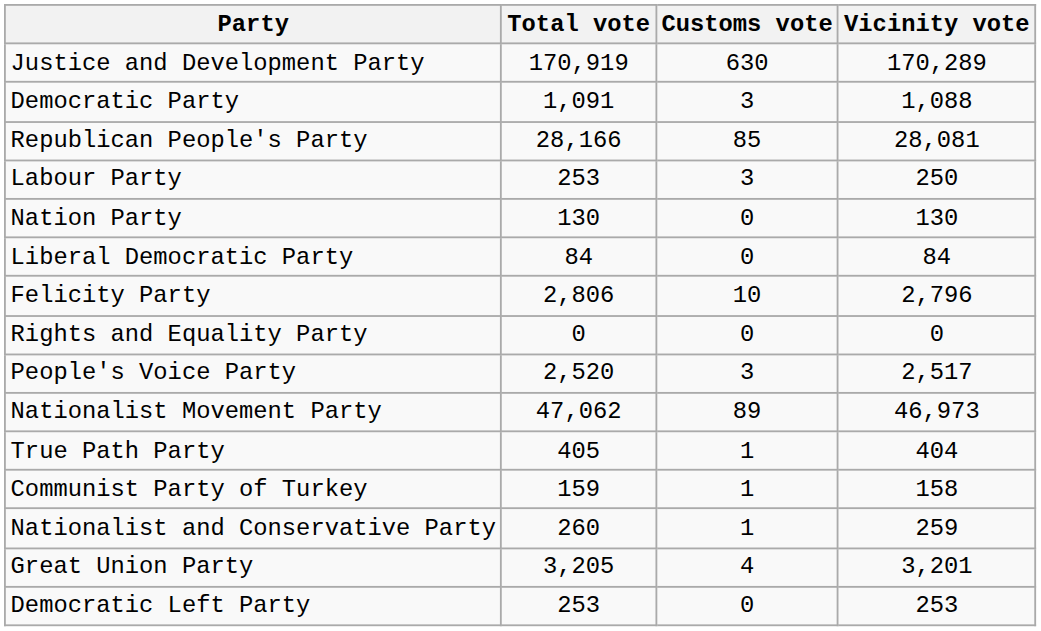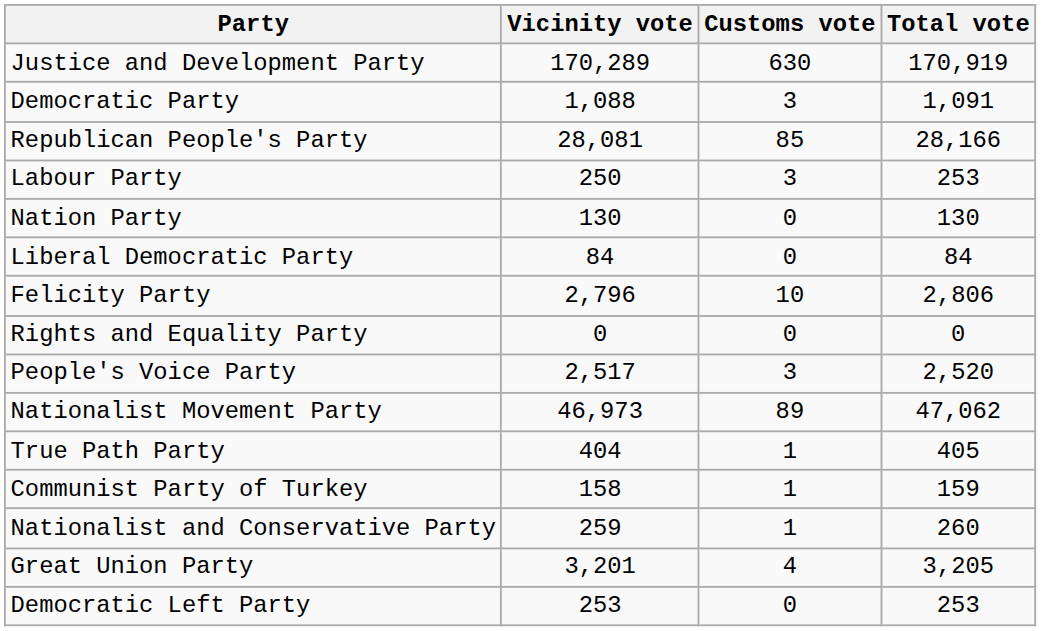columns swapped: (937, 24) <-> (579, 24)
